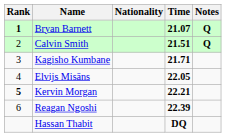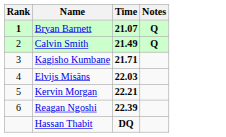- column: (139, 12)
(179, 44) 21.51 -> (126, 44) 21.49
(179, 76) 22.05 -> (126, 76) 22.03
(18, 92) bold -> (18, 92) normal
